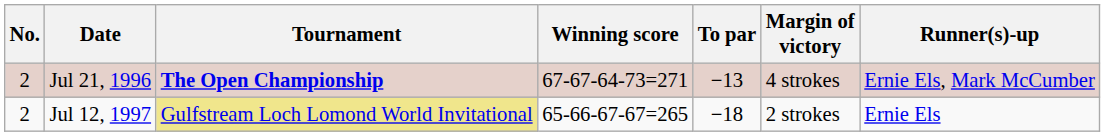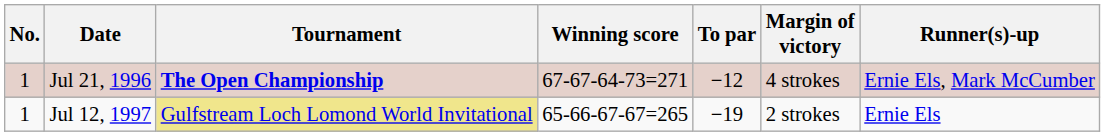(25, 80) 2 -> (25, 80) 1
(727, 80) −13 -> (727, 80) −12
(25, 114) 2 -> (25, 114) 1
(727, 114) −18 -> (727, 114) −19
